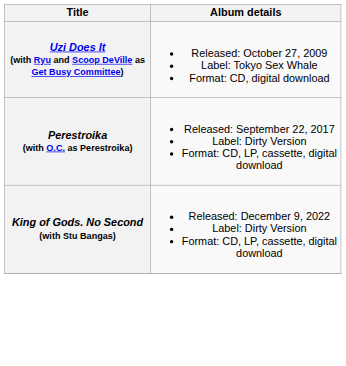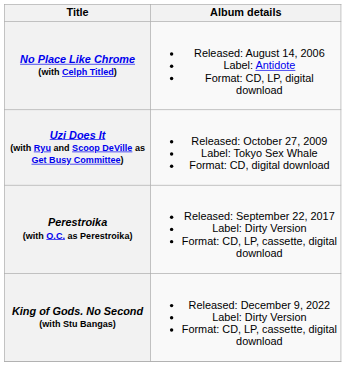+ row: (78, 65)
